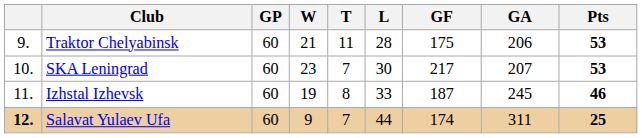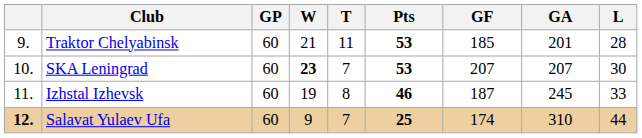columns swapped: (384, 17) <-> (598, 17)
(442, 42) 175 -> (482, 42) 185
(520, 42) 206 -> (560, 42) 201
(308, 68) normal -> (308, 68) bold
(442, 68) 217 -> (482, 68) 207
(520, 119) 311 -> (560, 119) 310
